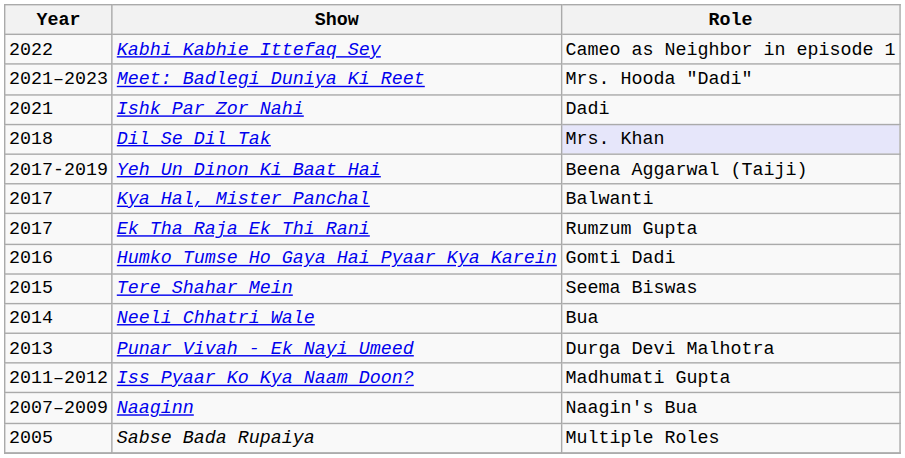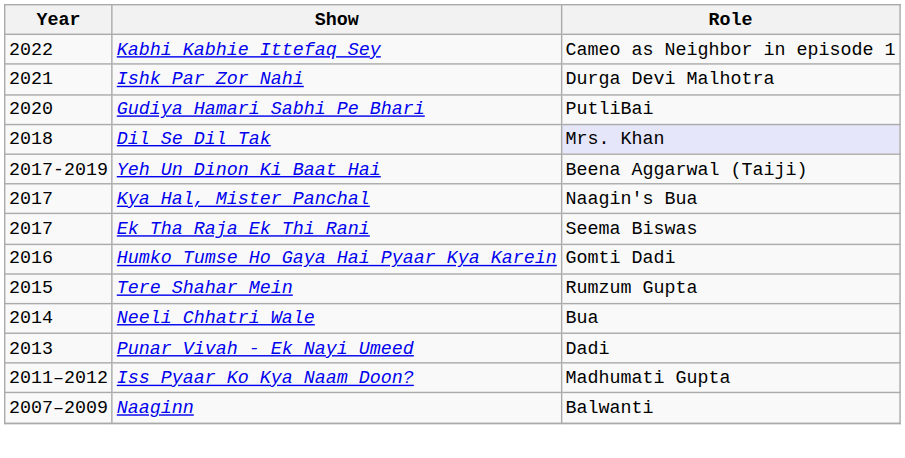- row: (271, 79)
(588, 109) Dadi -> (670, 79) Durga Devi Malhotra
+ row: (271, 109)
(610, 199) Balwanti -> (632, 199) Naagin's Bua
(632, 229) Rumzum Gupta -> (632, 229) Seema Biswas
(632, 289) Seema Biswas -> (632, 289) Rumzum Gupta
(670, 348) Durga Devi Malhotra -> (588, 348) Dadi
(632, 408) Naagin's Bua -> (610, 408) Balwanti
- row: (216, 438)
